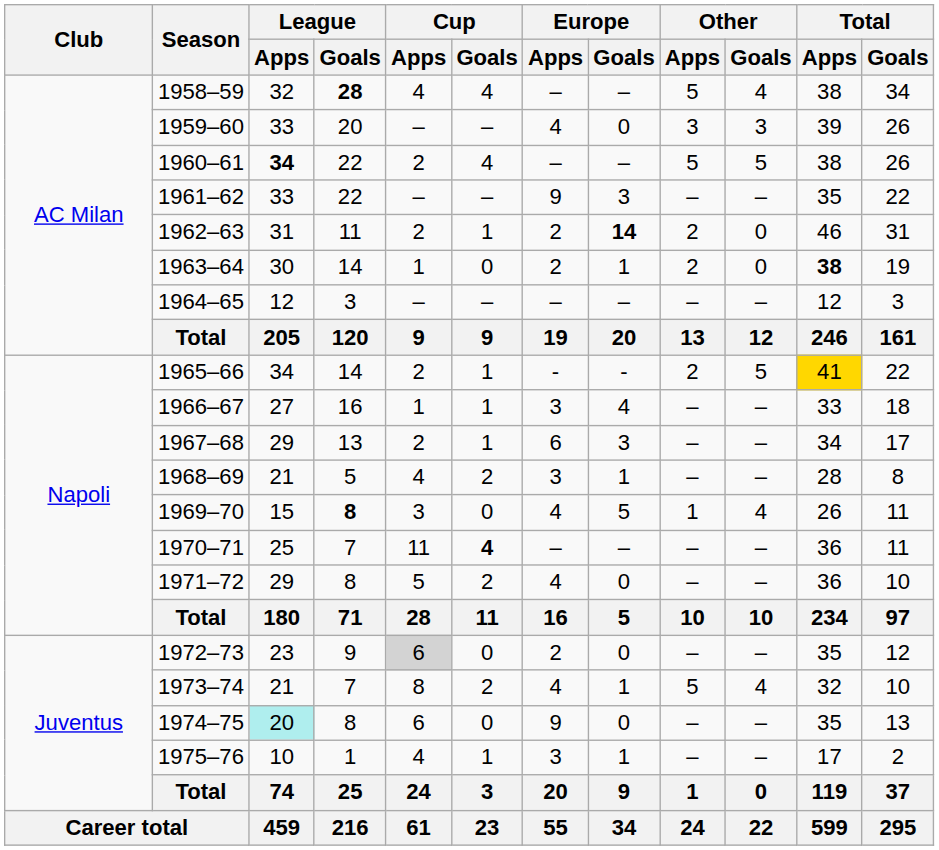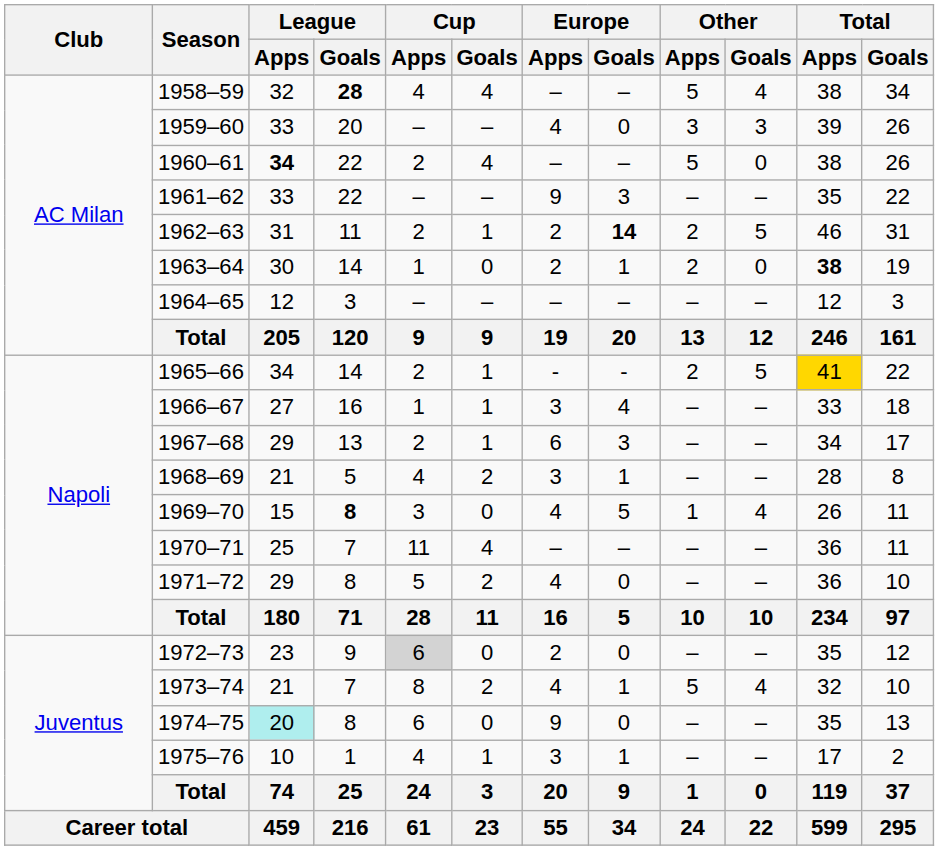(761, 162) 5 -> (761, 162) 0
(761, 232) 0 -> (761, 232) 5
(487, 547) bold -> (487, 547) normal
